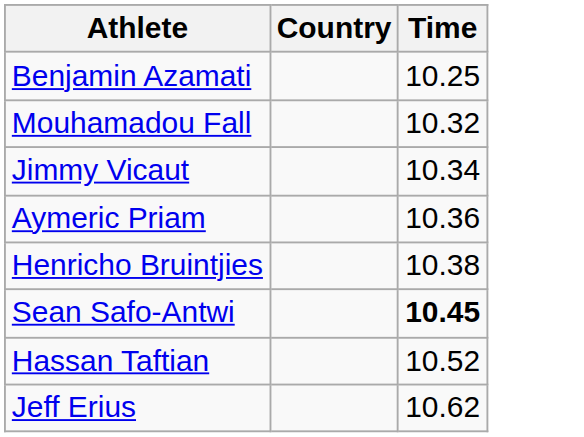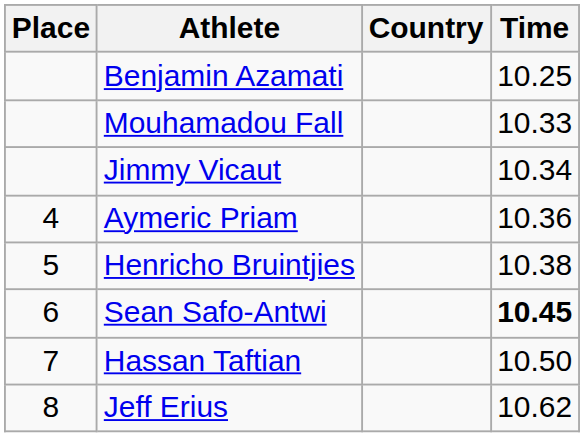+ column: (51, 28)
(443, 123) 10.32 -> (535, 123) 10.33
(443, 360) 10.52 -> (535, 360) 10.50
